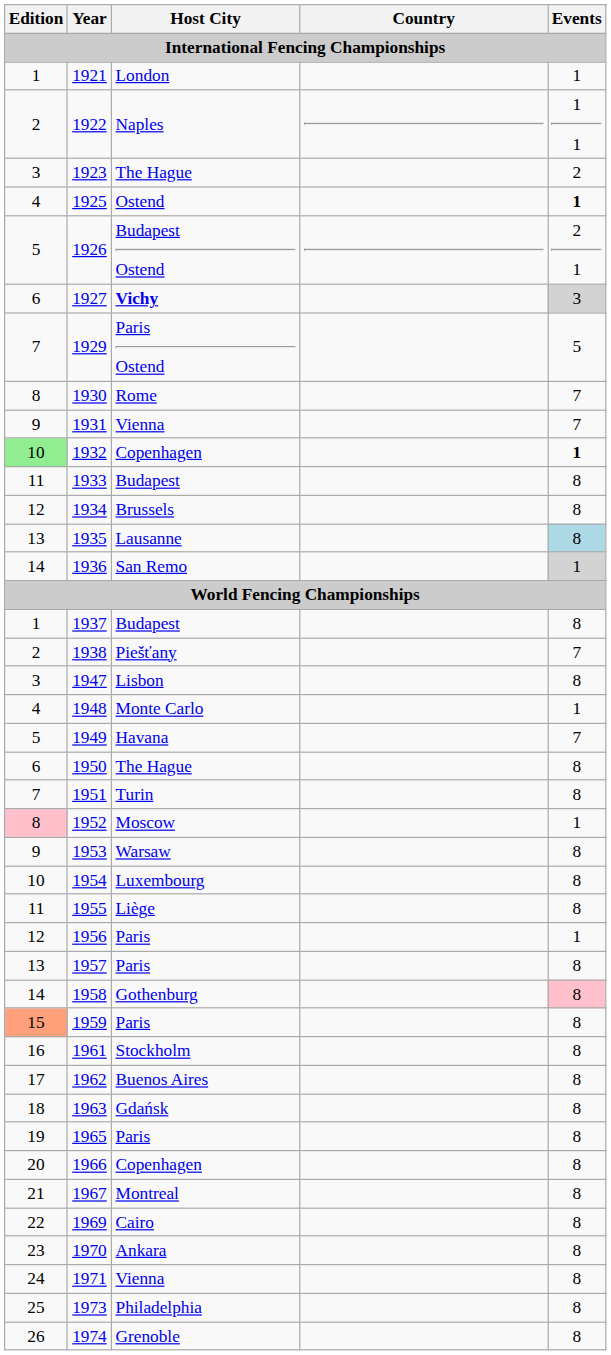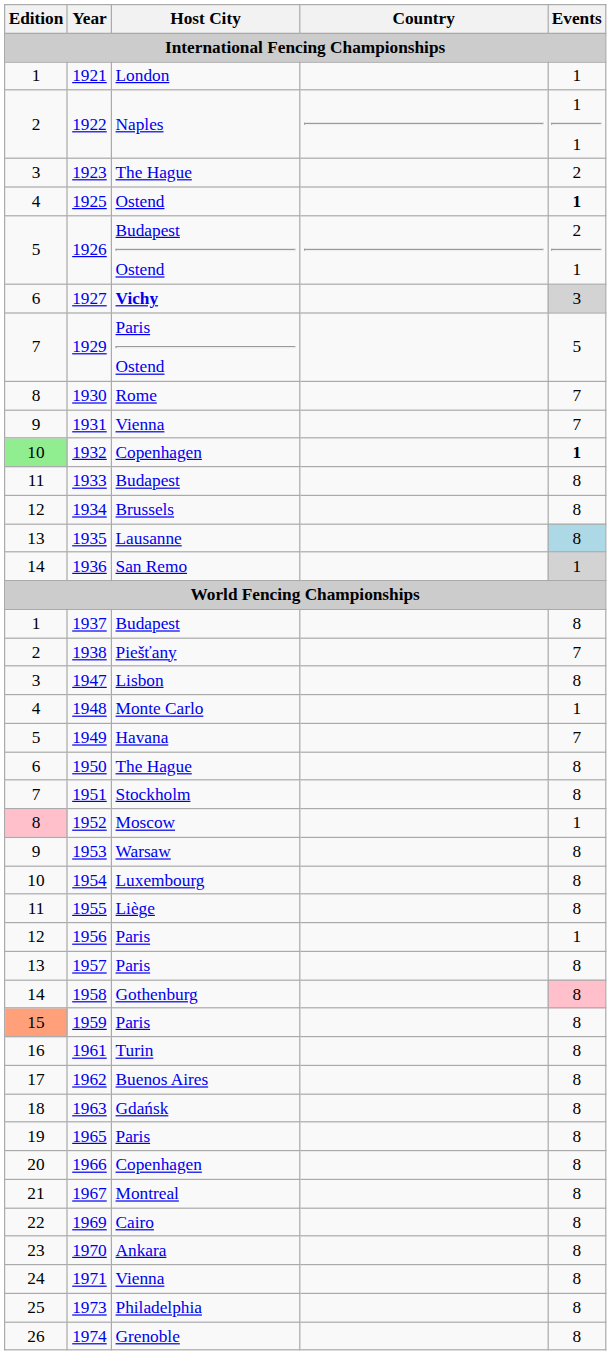(134, 794) Turin -> (153, 794) Stockholm
(153, 1051) Stockholm -> (134, 1051) Turin
